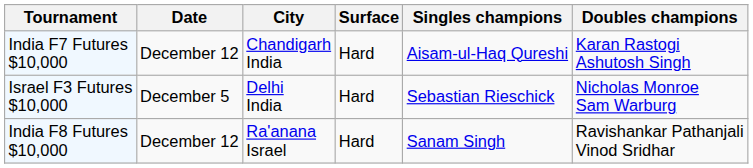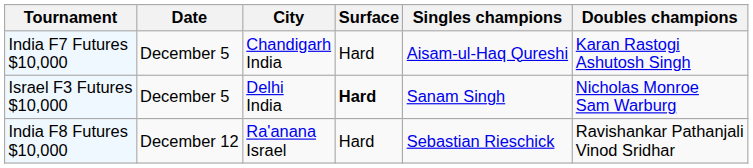(189, 53) December 12 -> (185, 53) December 5
(357, 97) normal -> (358, 97) bold
(481, 97) Sebastian Rieschick -> (456, 97) Sanam Singh
(456, 141) Sanam Singh -> (481, 141) Sebastian Rieschick
